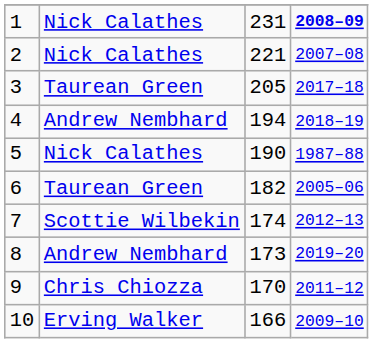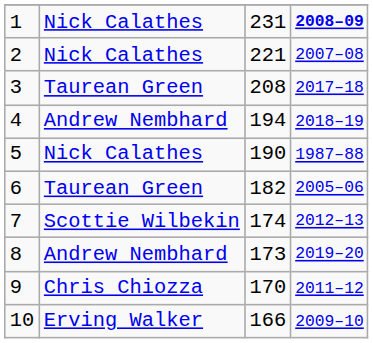(268, 88) 205 -> (268, 88) 208
